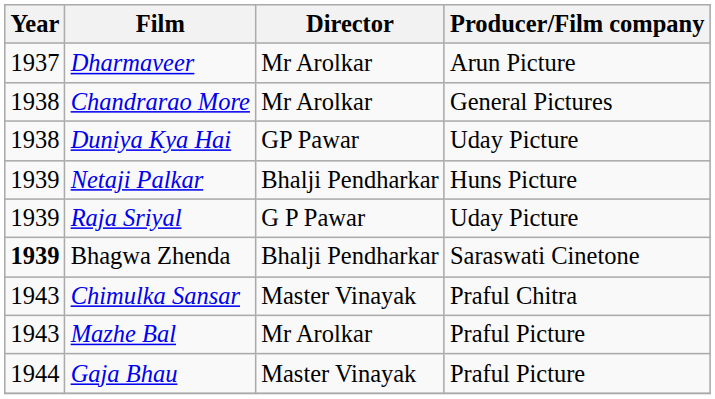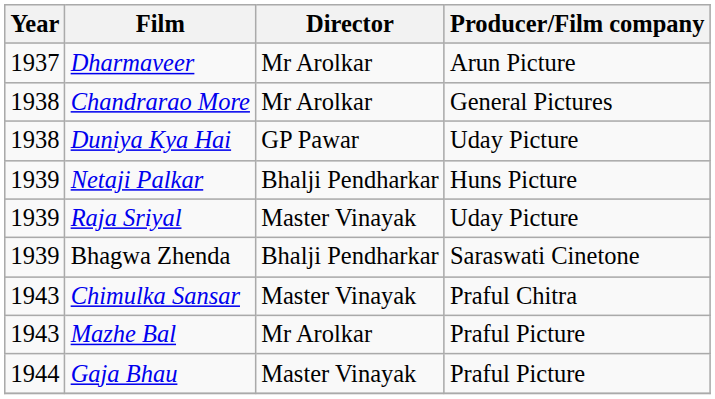(313, 218) G P Pawar -> (339, 218) Master Vinayak
(35, 256) bold -> (35, 256) normal
